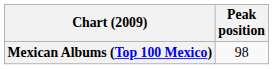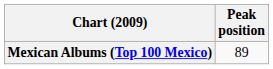(242, 52) 98 -> (242, 52) 89
